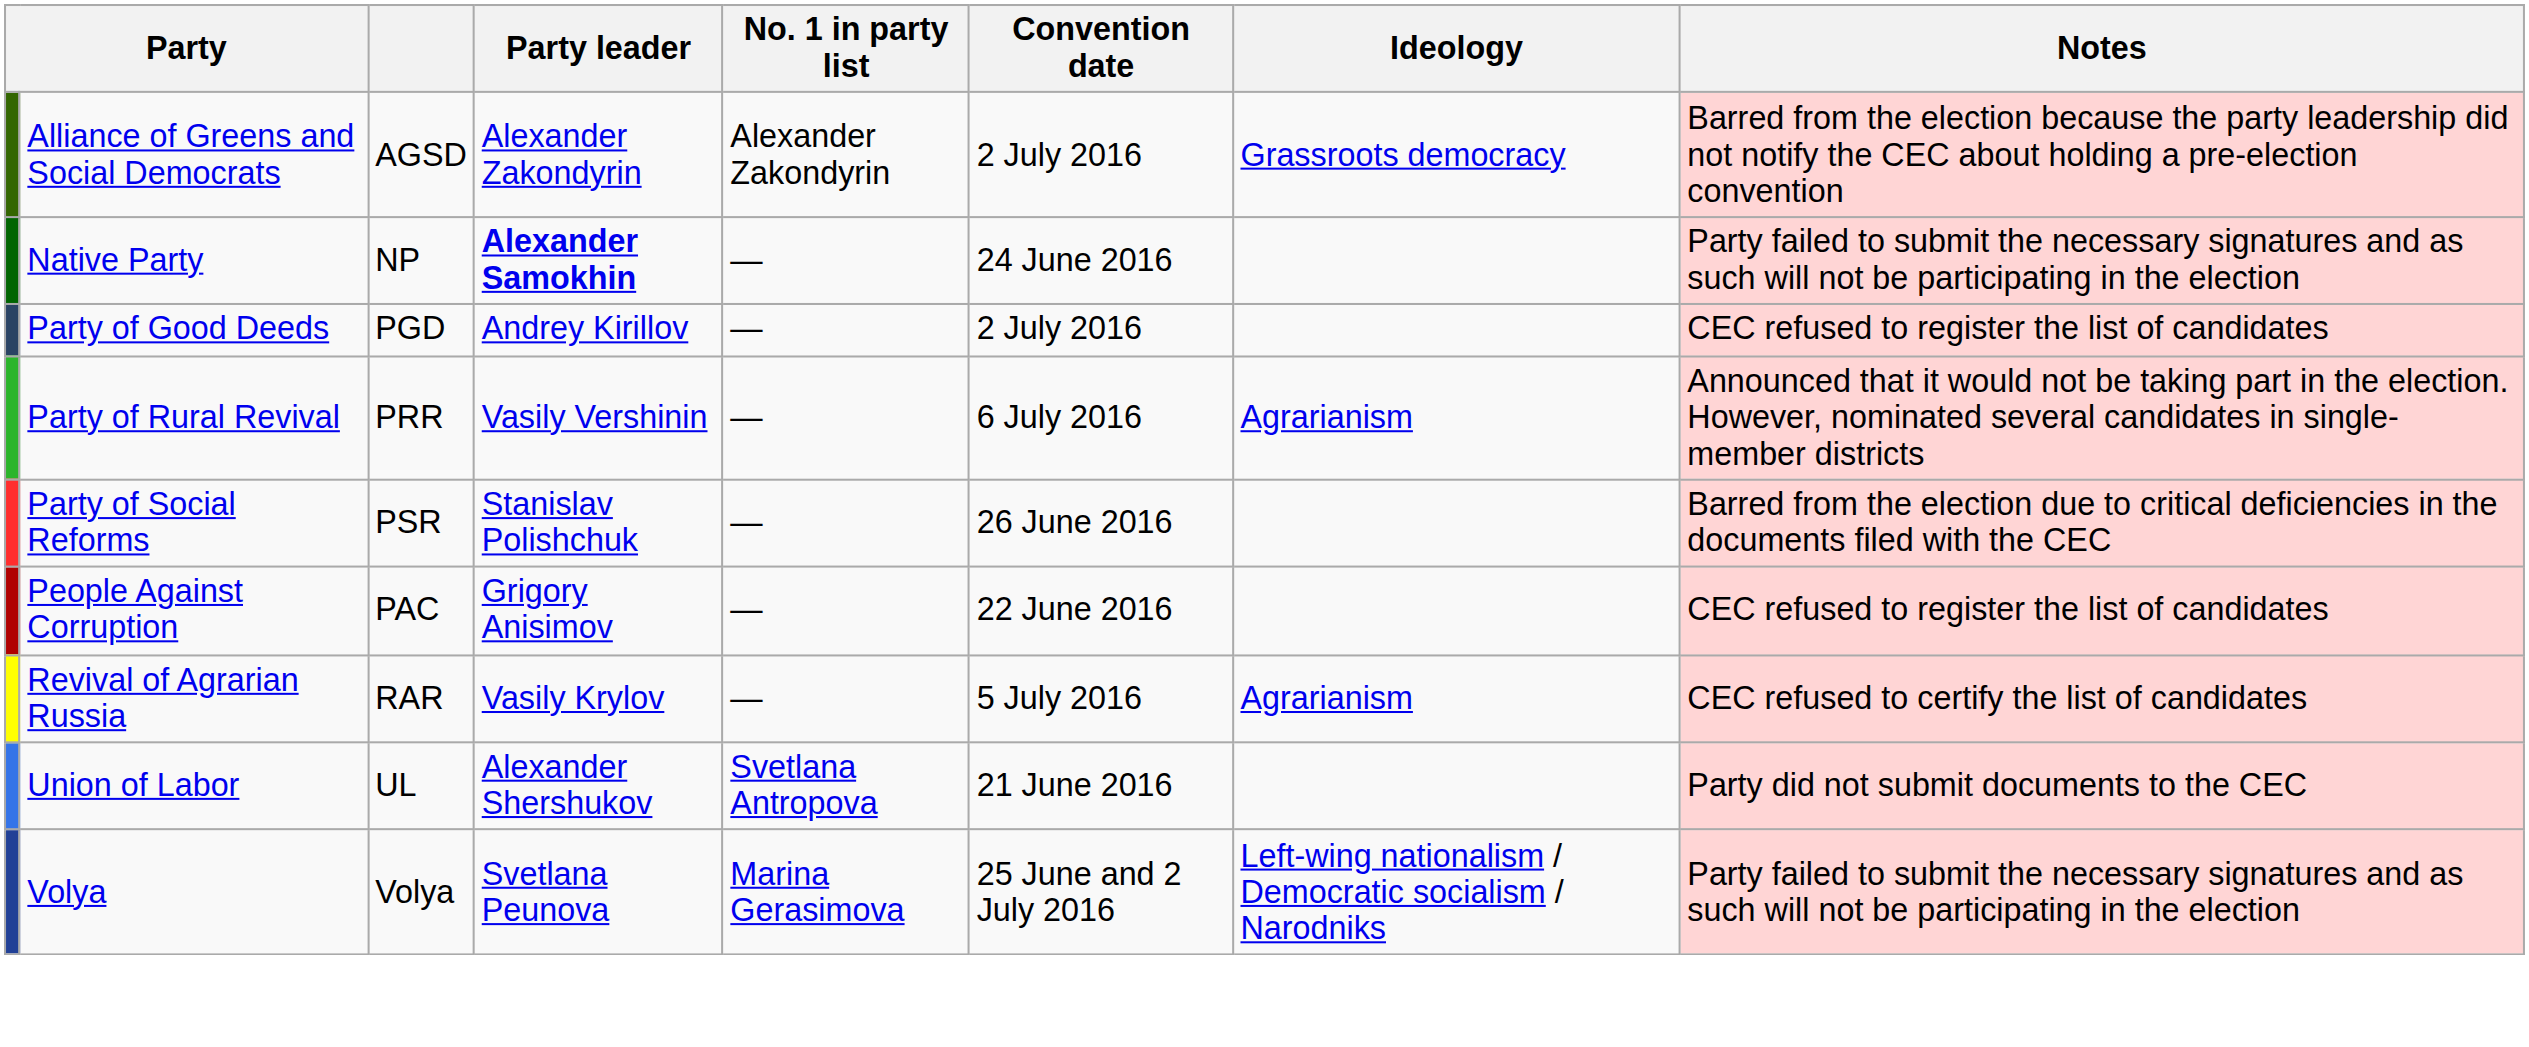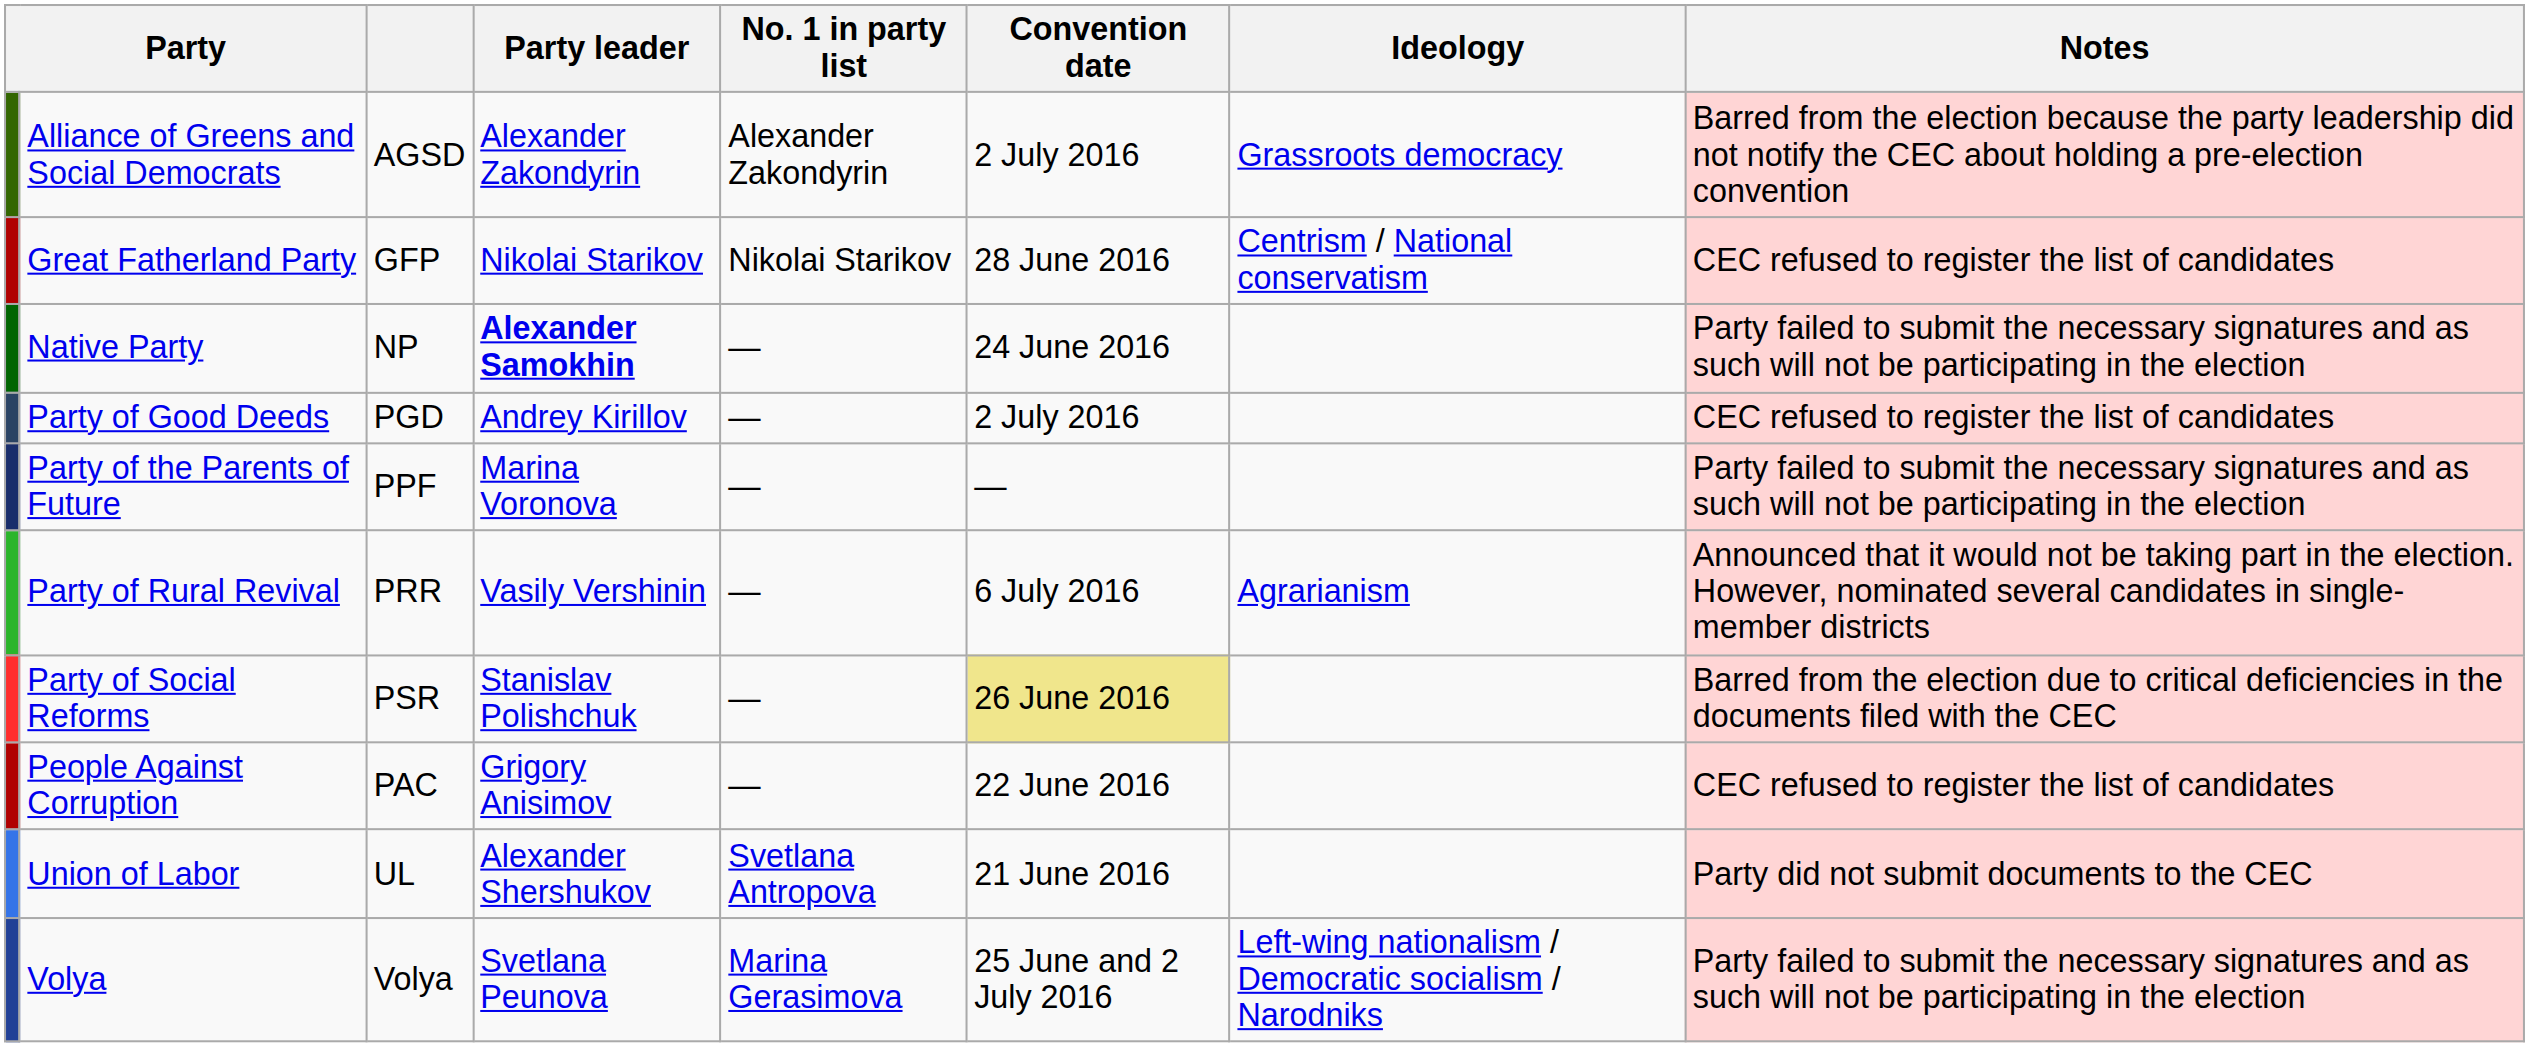+ row: (192, 259)
+ row: (188, 486)
(1075, 522) no background -> (1072, 697) khaki background
- row: (163, 697)
